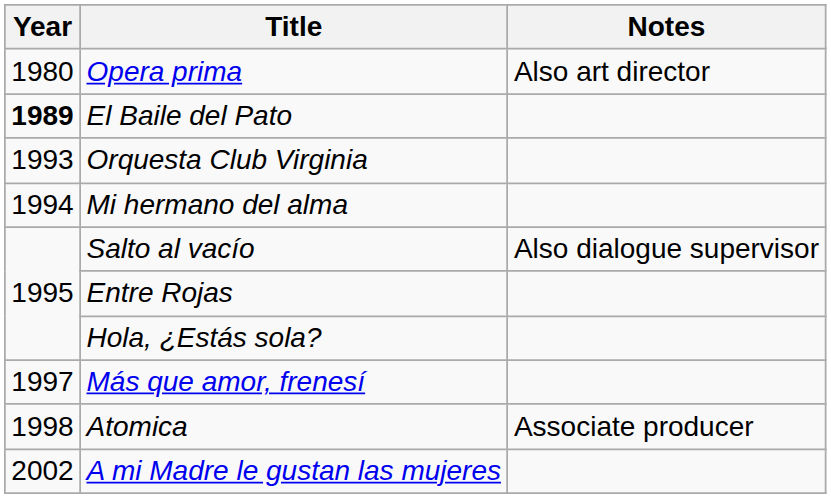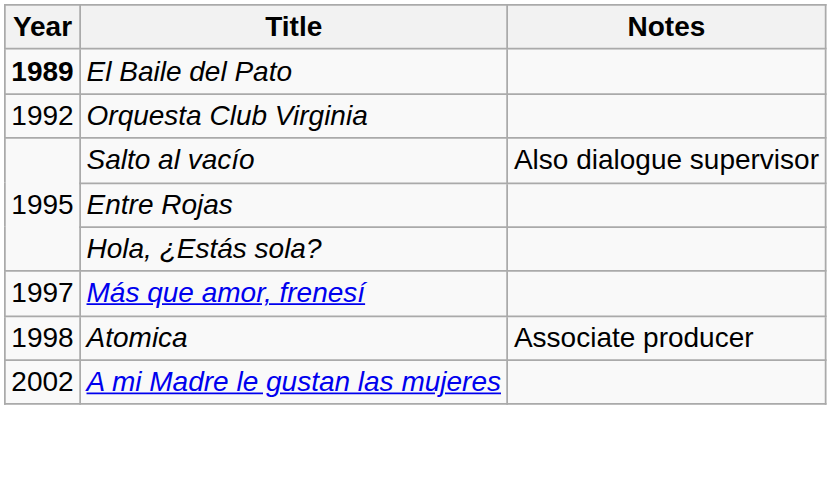- row: (164, 71)
(42, 159) 1993 -> (42, 115) 1992
- row: (217, 204)
